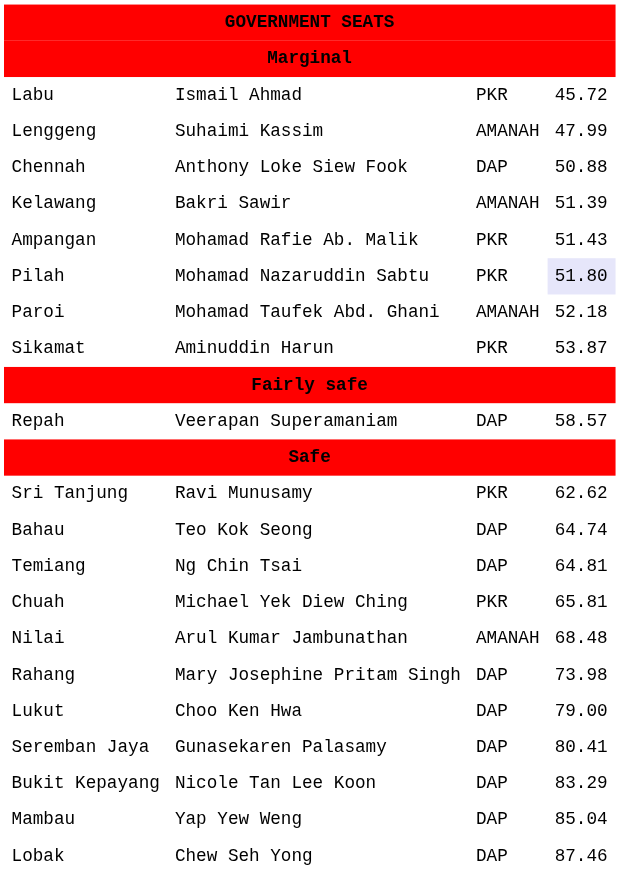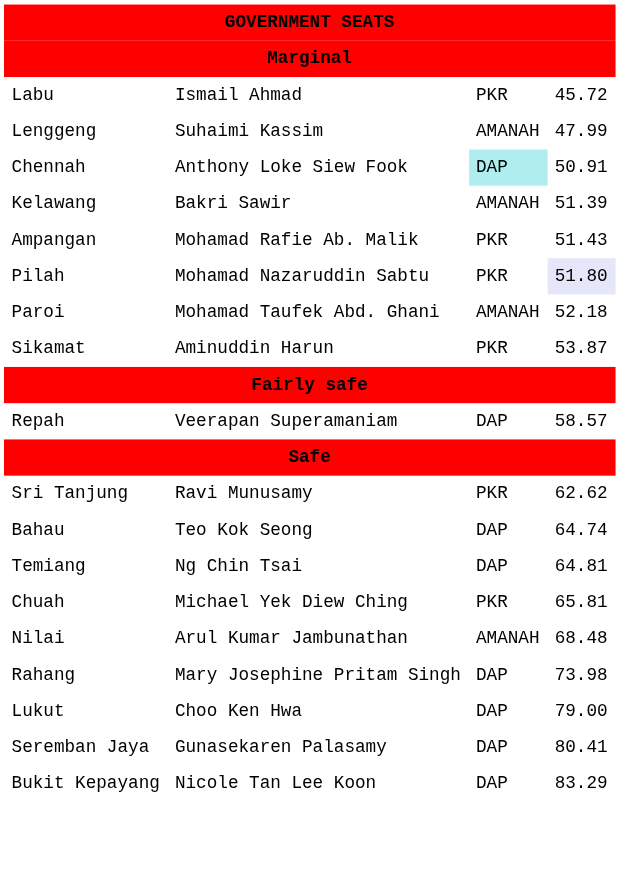(492, 167) no background -> (492, 167) paleturquoise background
(581, 167) 50.88 -> (581, 167) 50.91
- row: (43, 819)
- row: (38, 856)
